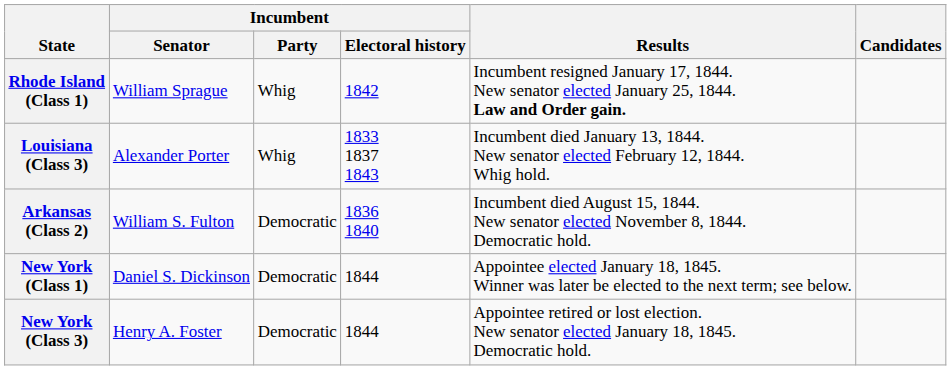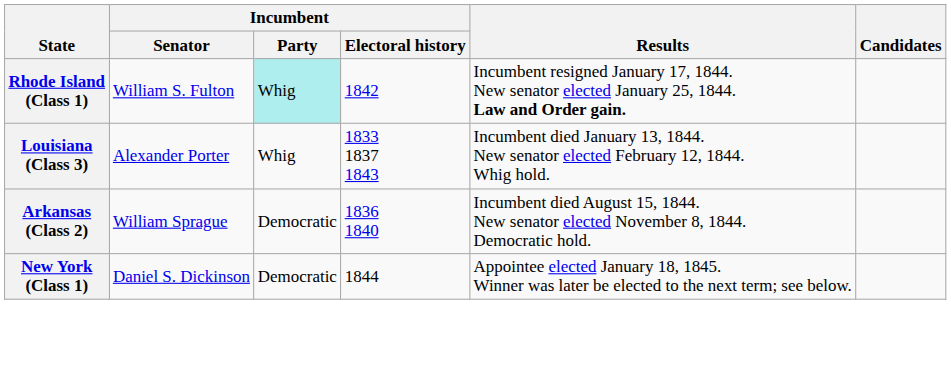(170, 90) William Sprague -> (174, 90) William S. Fulton
(277, 90) no background -> (277, 90) paleturquoise background
(174, 220) William S. Fulton -> (170, 220) William Sprague
- row: (57, 331)
